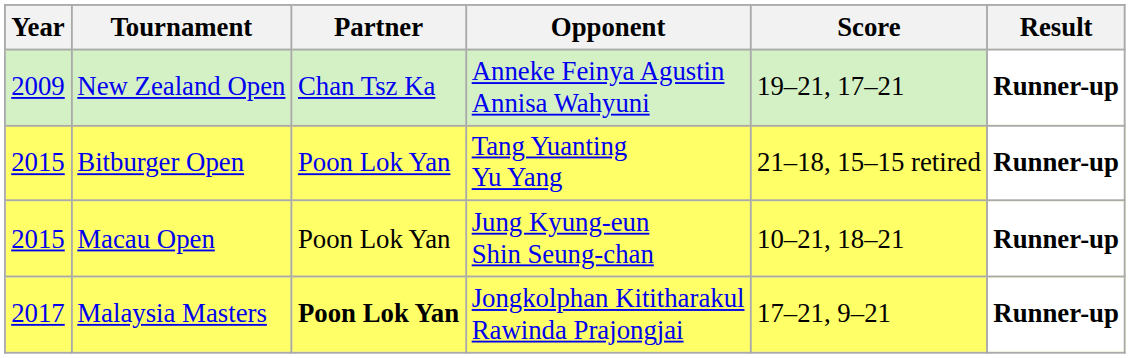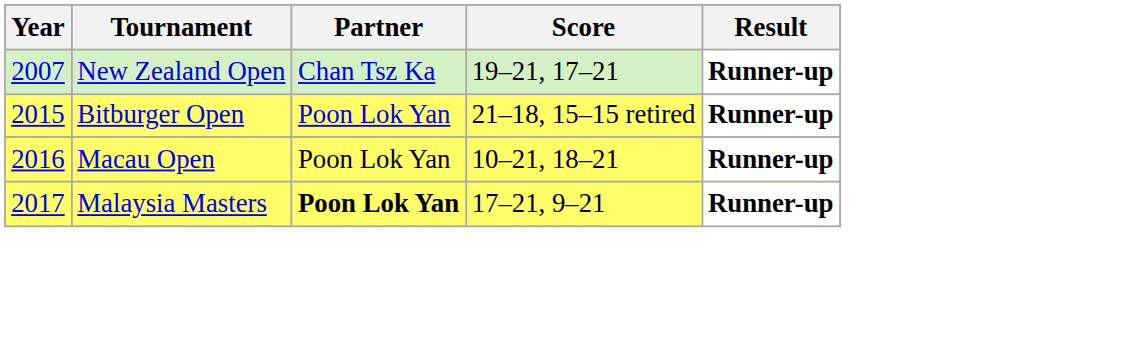- column: (608, 26)
(38, 86) 2009 -> (38, 71) 2007
(38, 238) 2015 -> (38, 159) 2016
